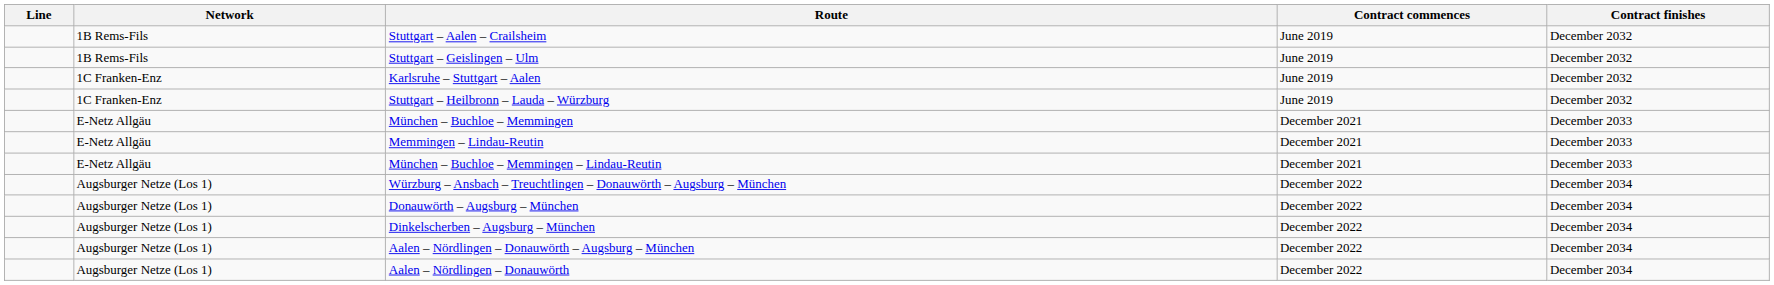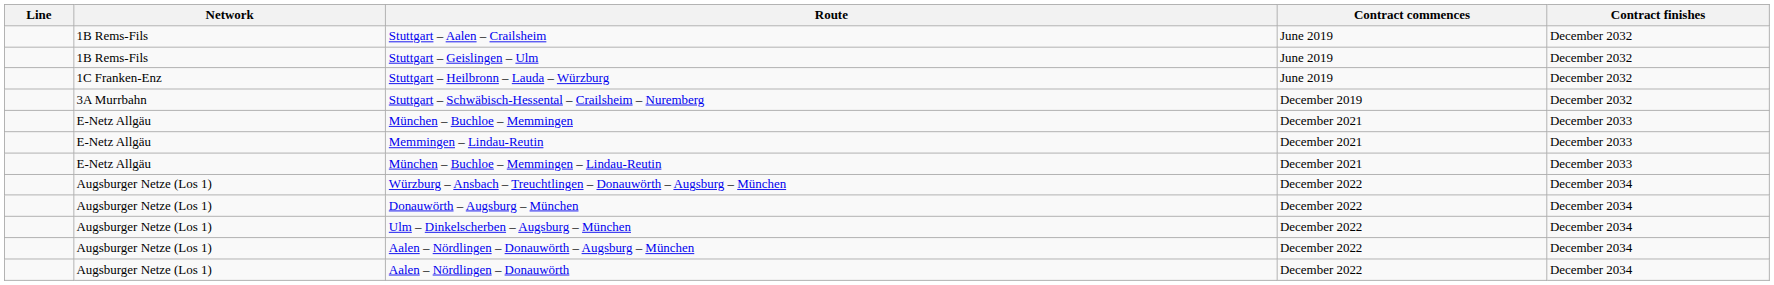- row: (465, 78)
+ row: (547, 99)
+ row: (510, 226)
- row: (492, 226)
